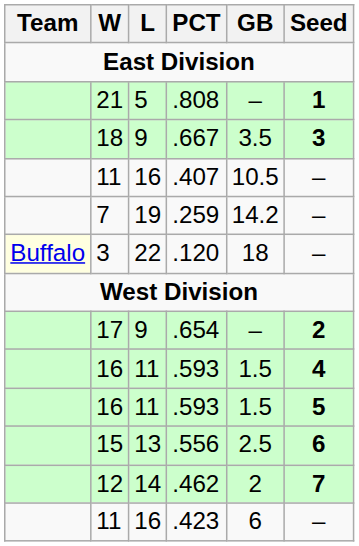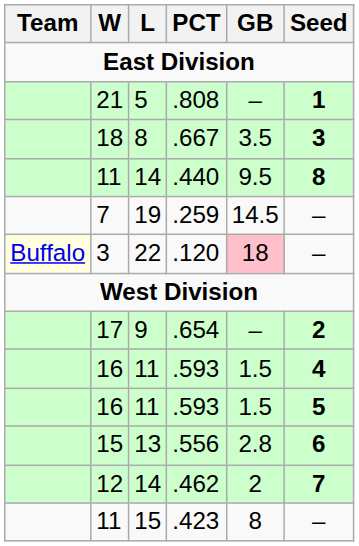(141, 138) 9 -> (141, 138) 8
+ row: (109, 176)
- row: (109, 176)
(255, 215) 14.2 -> (255, 215) 14.5
(255, 253) no background -> (255, 253) pink background
(255, 445) 2.5 -> (255, 445) 2.8
(148, 521) 16 -> (148, 521) 15
(255, 521) 6 -> (255, 521) 8
